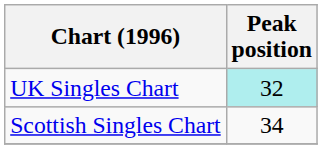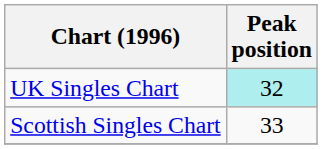(272, 125) 34 -> (272, 125) 33
